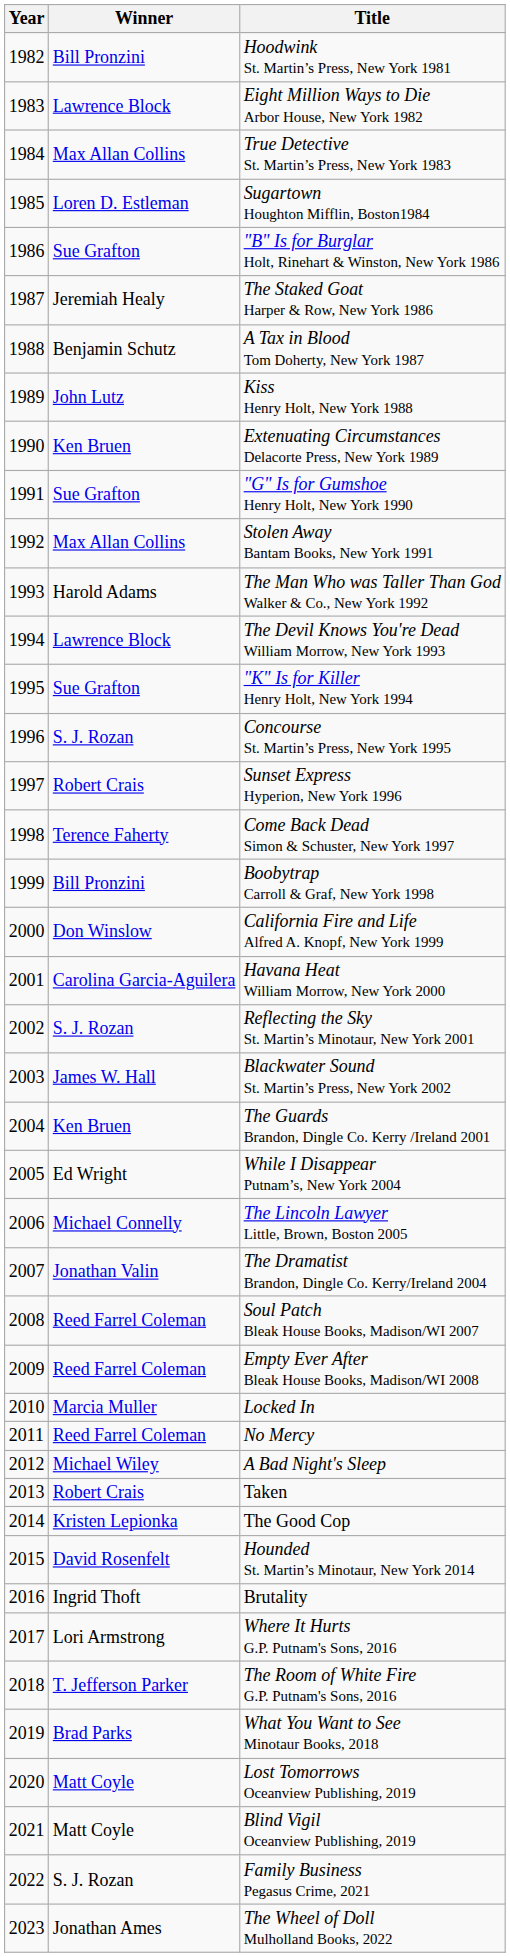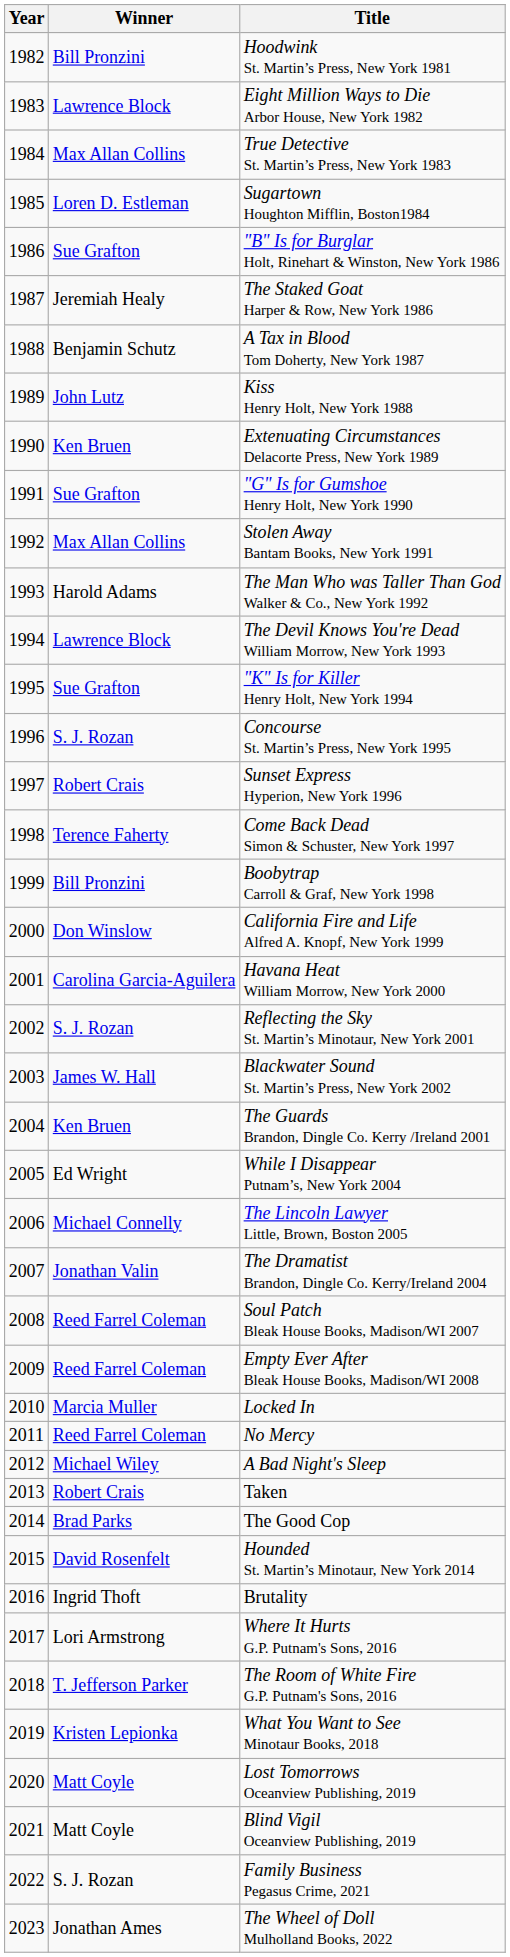(115, 1521) Kristen Lepionka -> (92, 1521) Brad Parks
(92, 1733) Brad Parks -> (115, 1733) Kristen Lepionka
